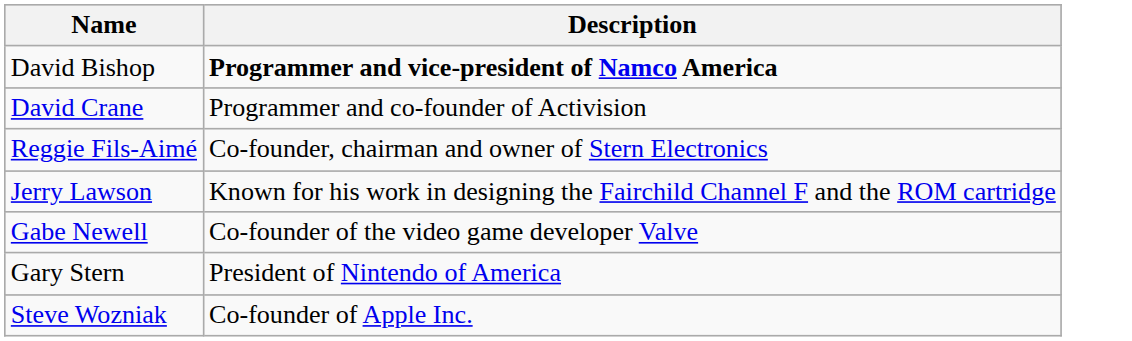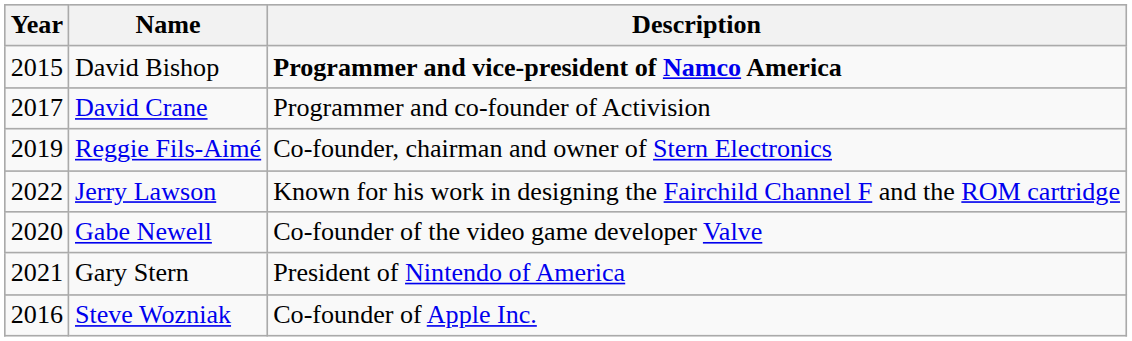+ column: (37, 25)
